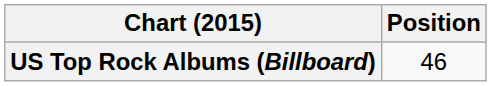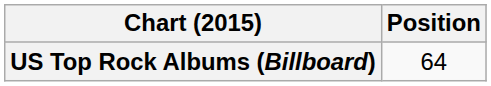(434, 61) 46 -> (434, 61) 64
